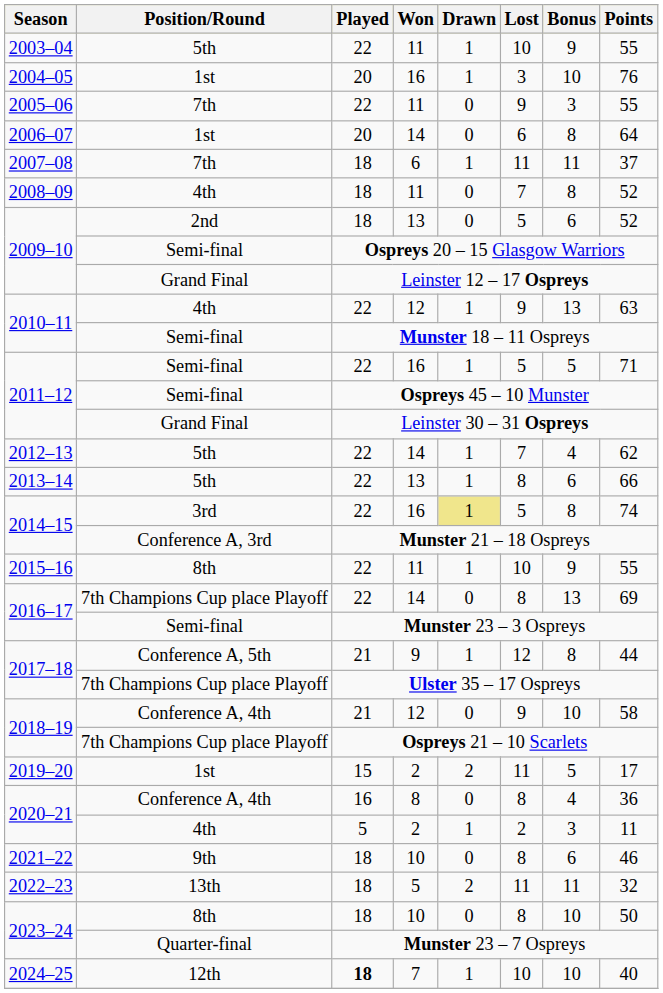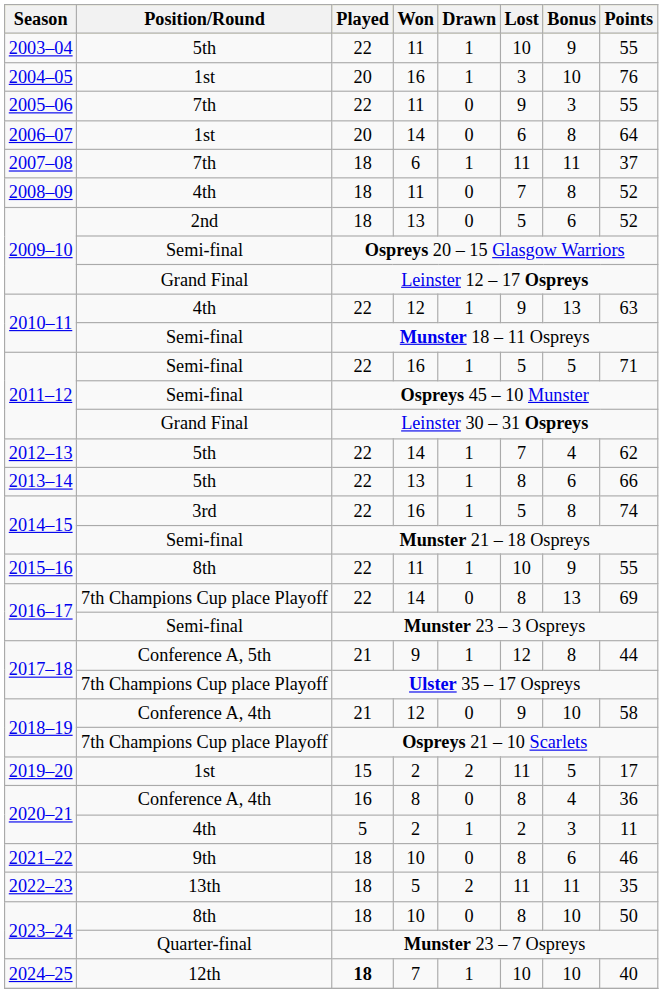(469, 510) khaki background -> (469, 510) no background
(204, 539) Conference A, 3rd -> (204, 539) Semi-final
(629, 886) 32 -> (629, 886) 35
